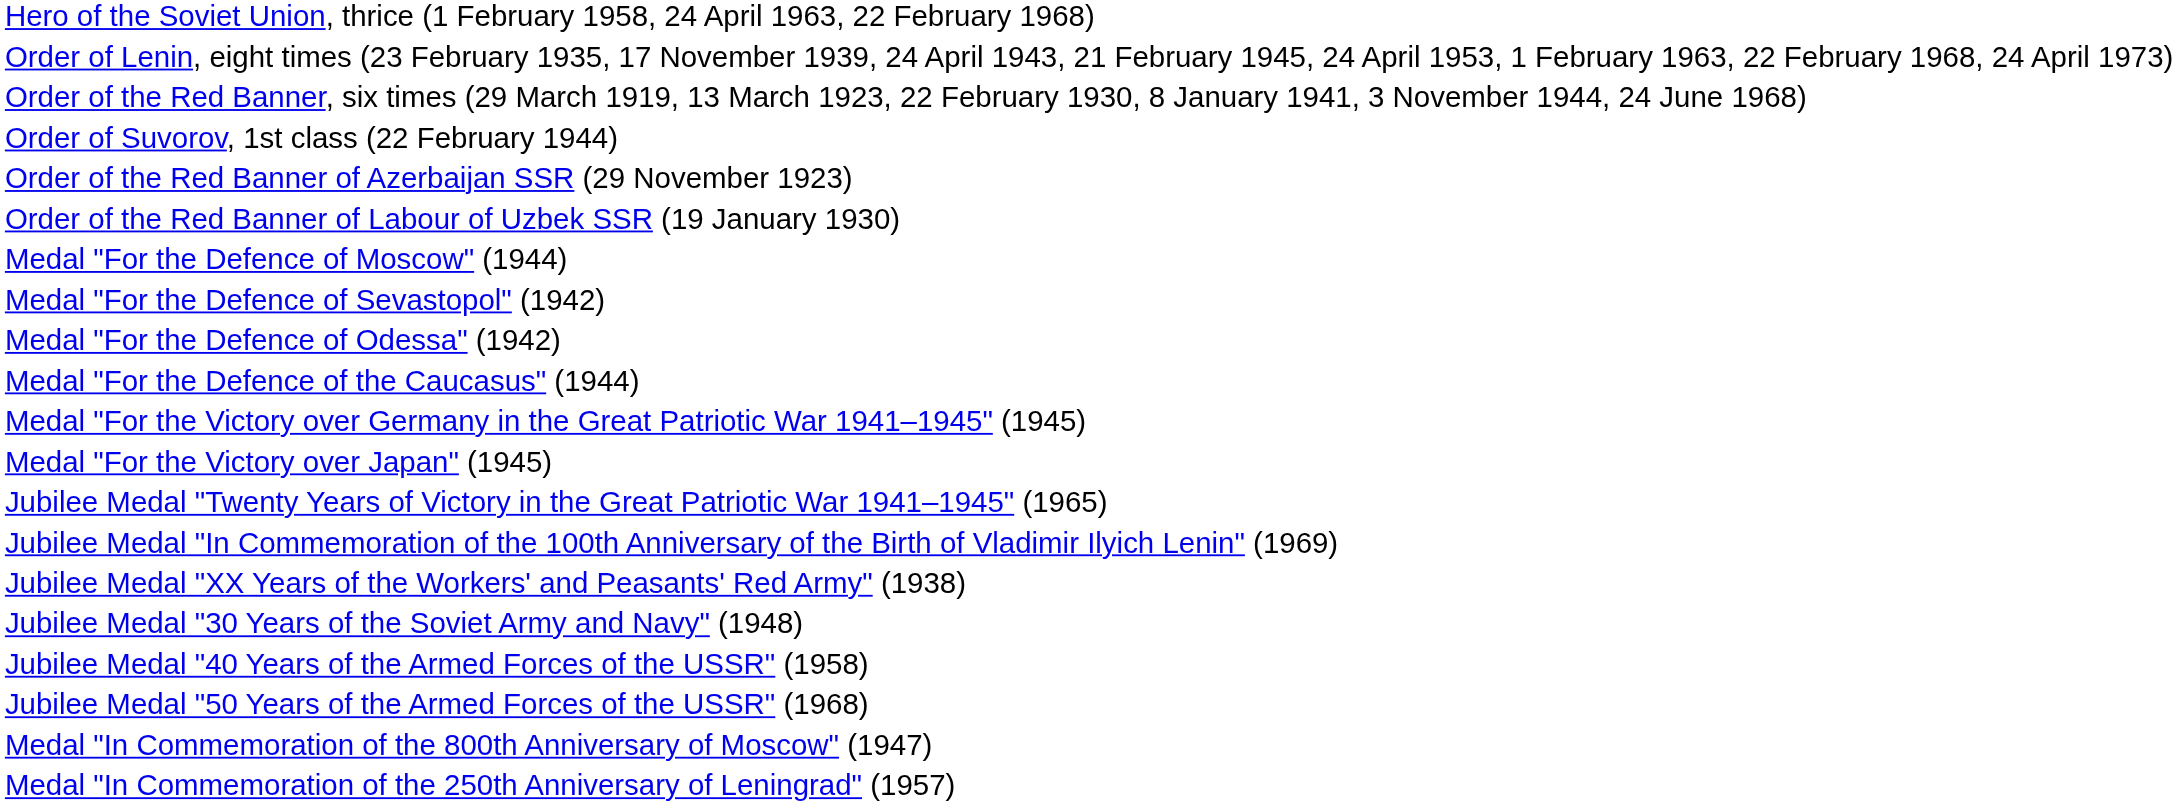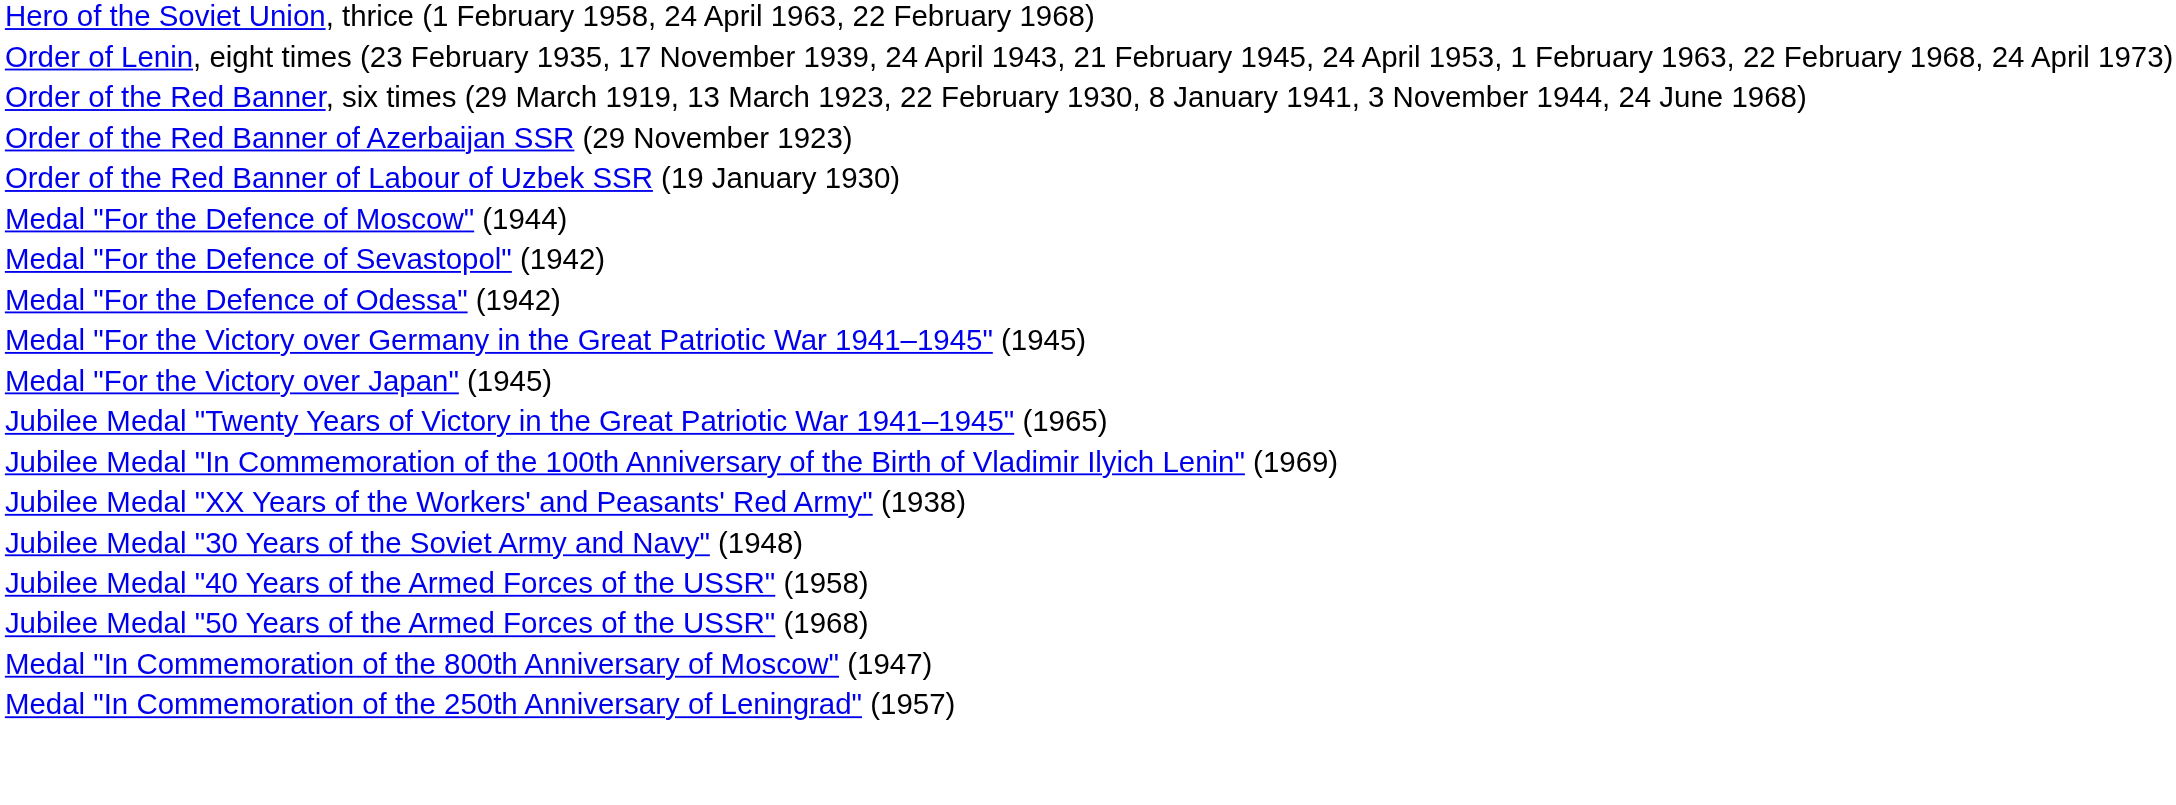- row: (311, 138)
- row: (322, 380)
